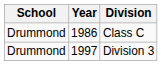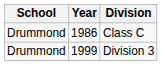(84, 51) 1997 -> (84, 51) 1999
